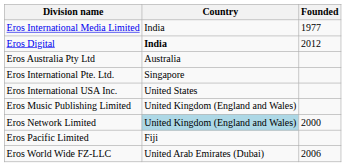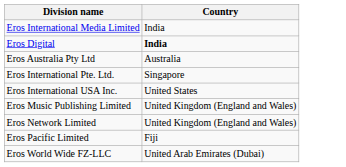- column: (320, 12)
(220, 122) lightblue background -> (220, 122) no background
